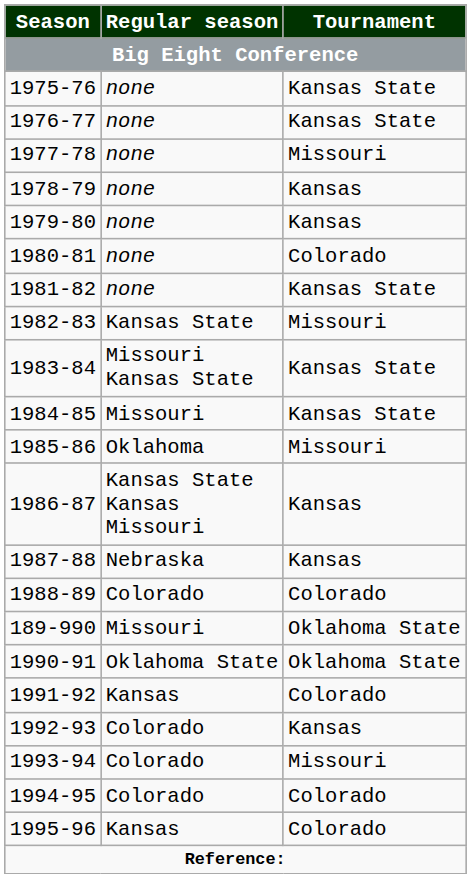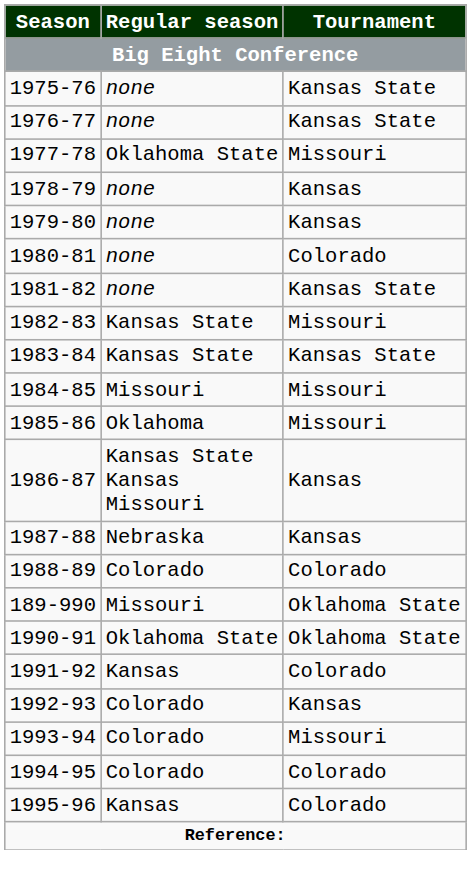(130, 155) none -> (192, 155) Oklahoma State
(180, 368) Missouri Kansas State -> (180, 356) Kansas State
(362, 413) Kansas State -> (337, 390) Missouri
